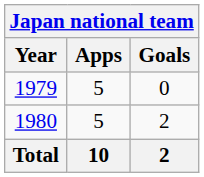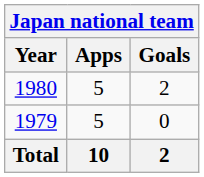rows swapped: (36, 88) <-> (36, 121)
